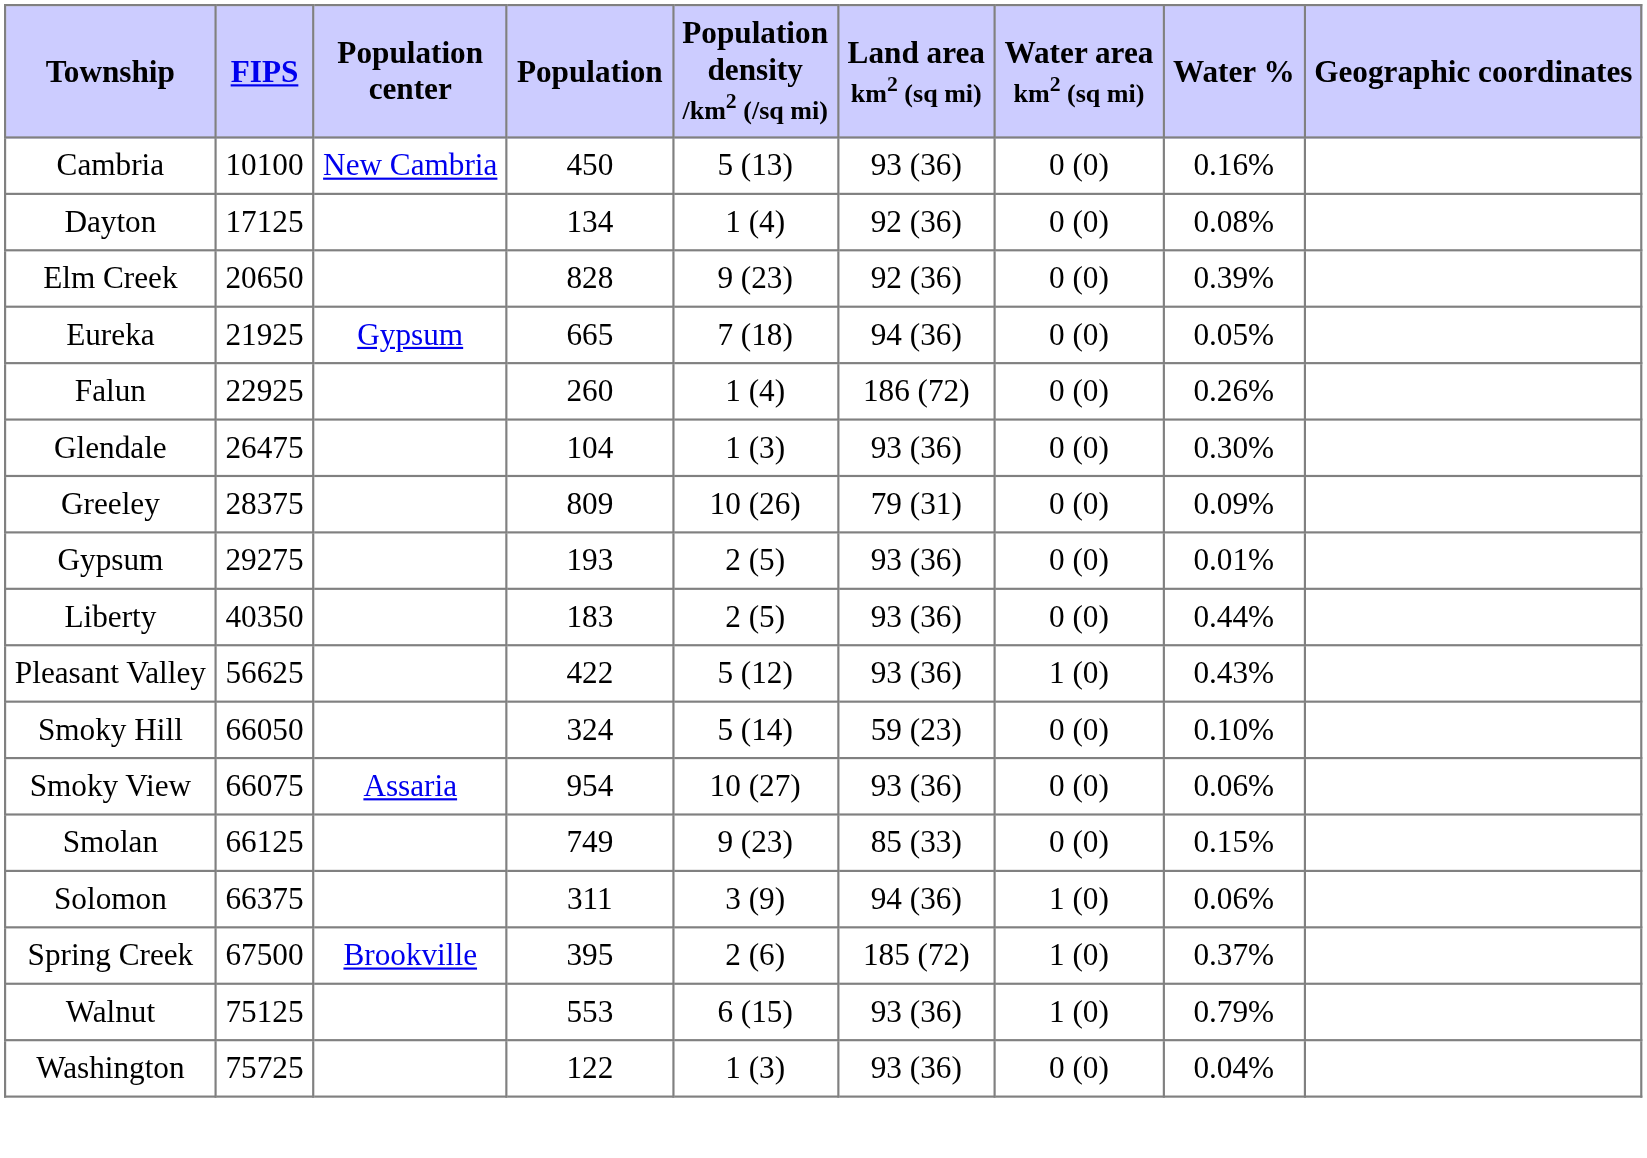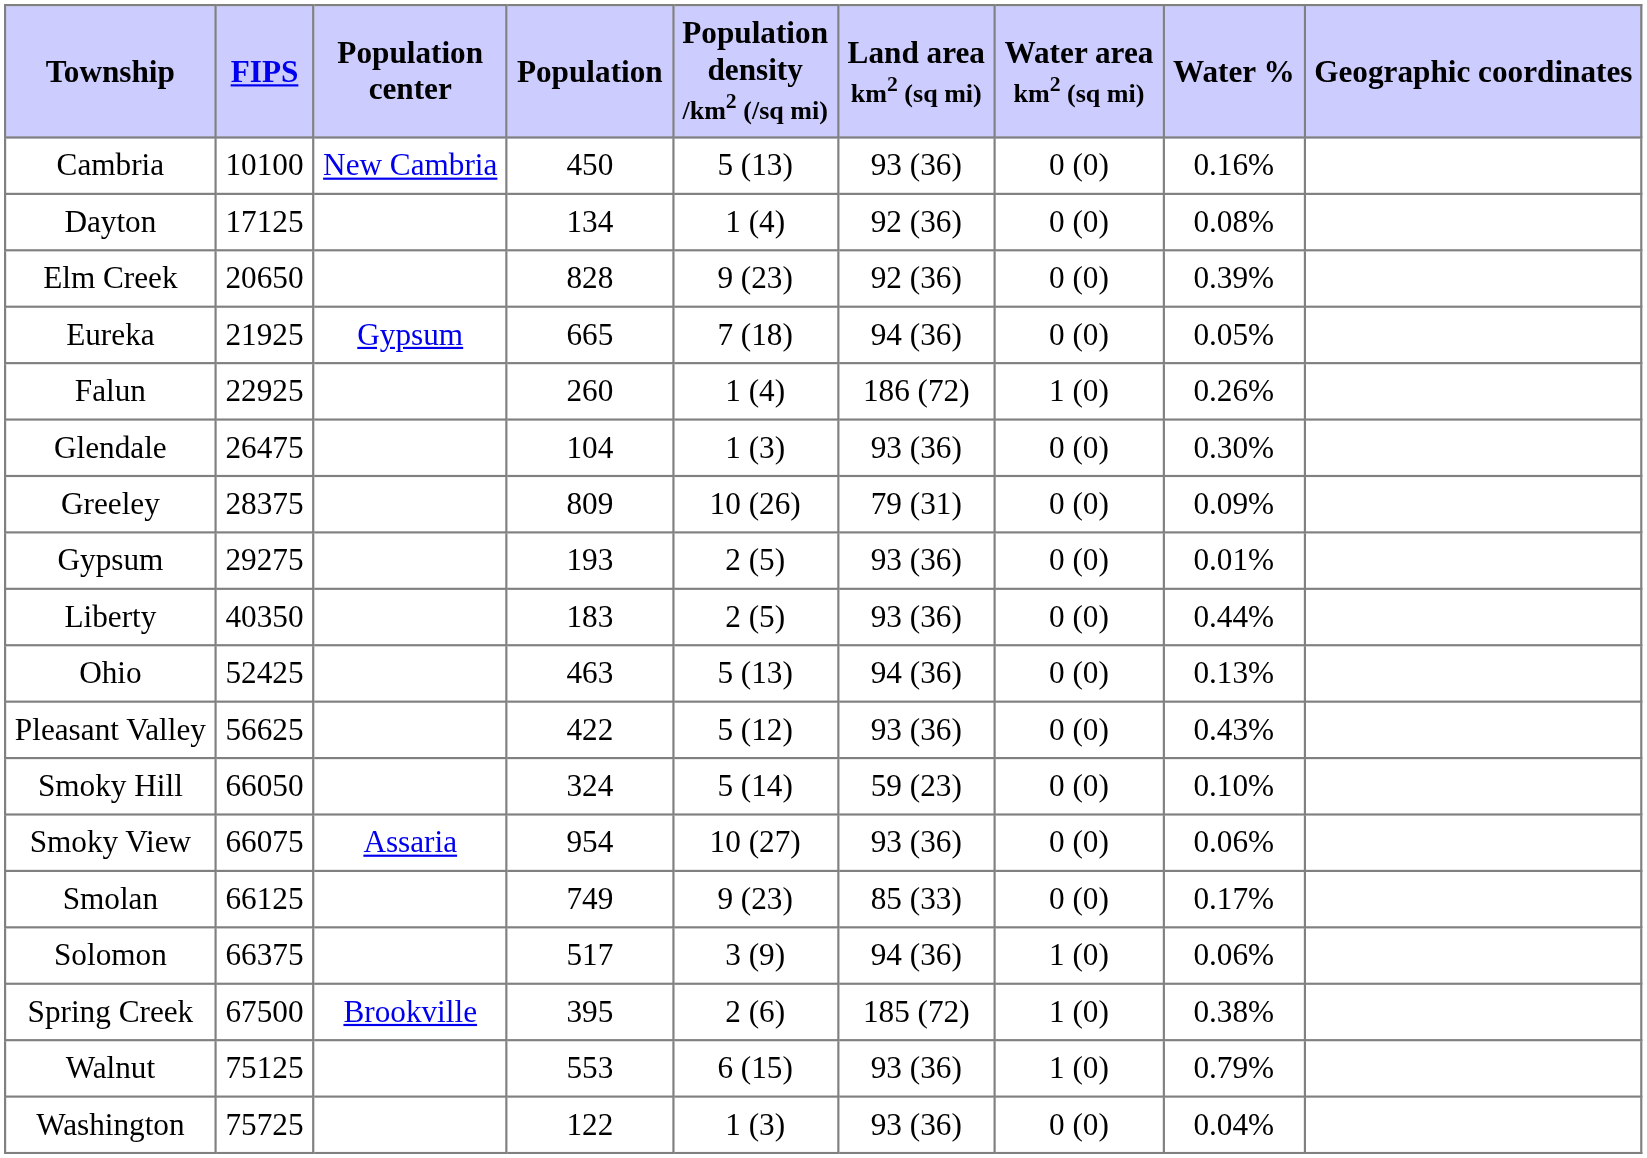(1079, 390) 0 (0) -> (1079, 390) 1 (0)
+ row: (110, 672)
(1079, 672) 1 (0) -> (1079, 729) 0 (0)
(1234, 842) 0.15% -> (1234, 898) 0.17%
(590, 898) 311 -> (590, 954) 517
(1234, 954) 0.37% -> (1234, 1011) 0.38%
